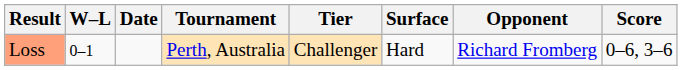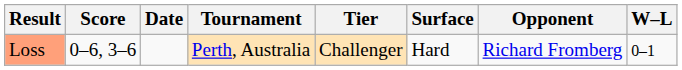columns swapped: (90, 19) <-> (639, 19)
